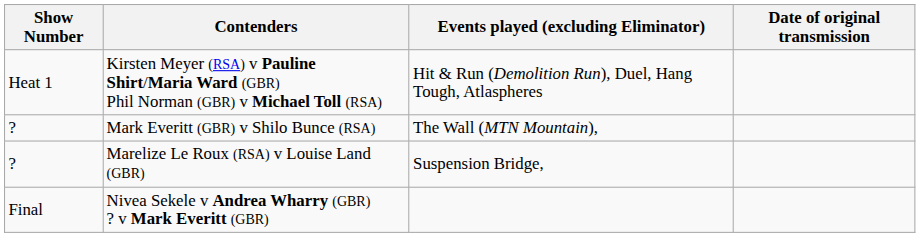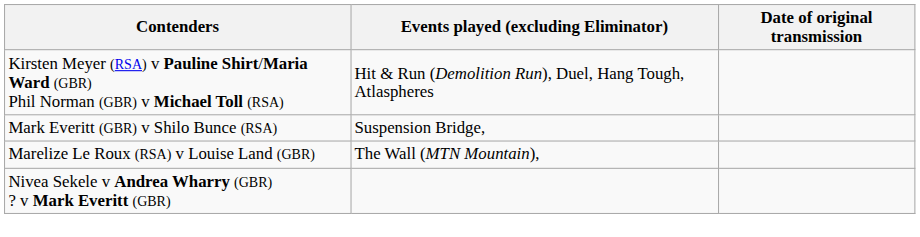- column: (54, 27)
(506, 127) The Wall (MTN Mountain), -> (420, 127) Suspension Bridge,
(478, 163) Suspension Bridge, -> (447, 154) The Wall (MTN Mountain),
